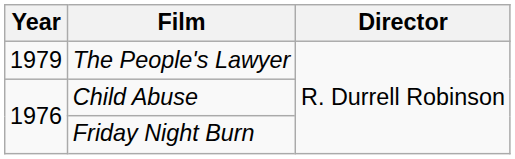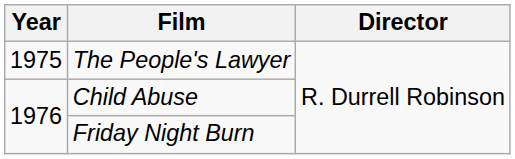(36, 60) 1979 -> (36, 60) 1975
